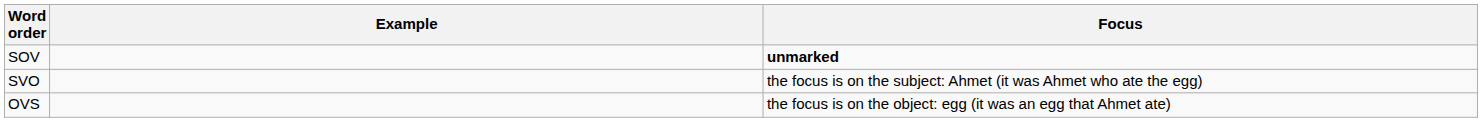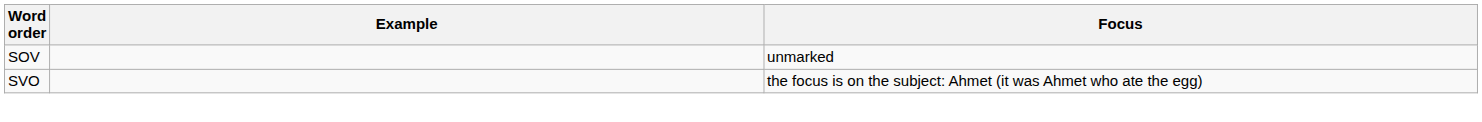(803, 57) bold -> (800, 57) normal
- row: (24, 104)
